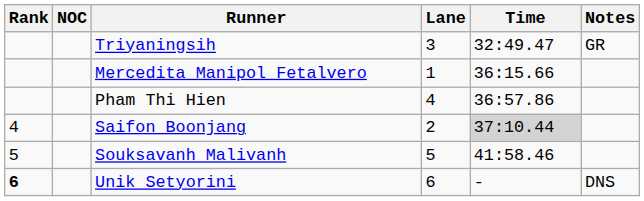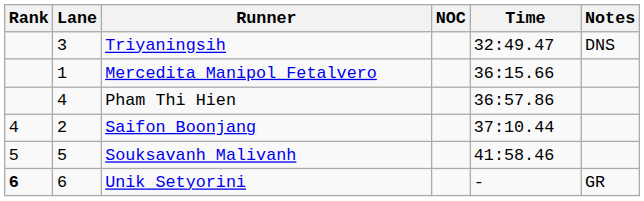columns swapped: (446, 18) <-> (72, 18)
(595, 46) GR -> (600, 46) DNS
(514, 128) lightgrey background -> (514, 128) no background
(600, 182) DNS -> (595, 182) GR
